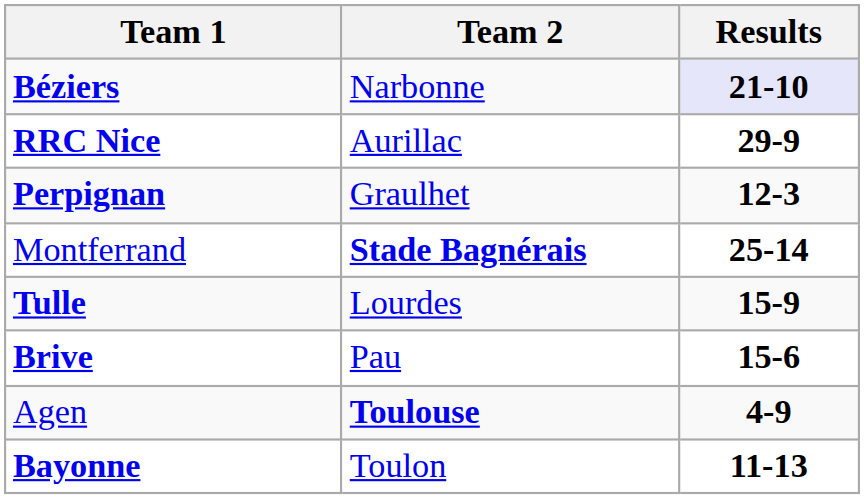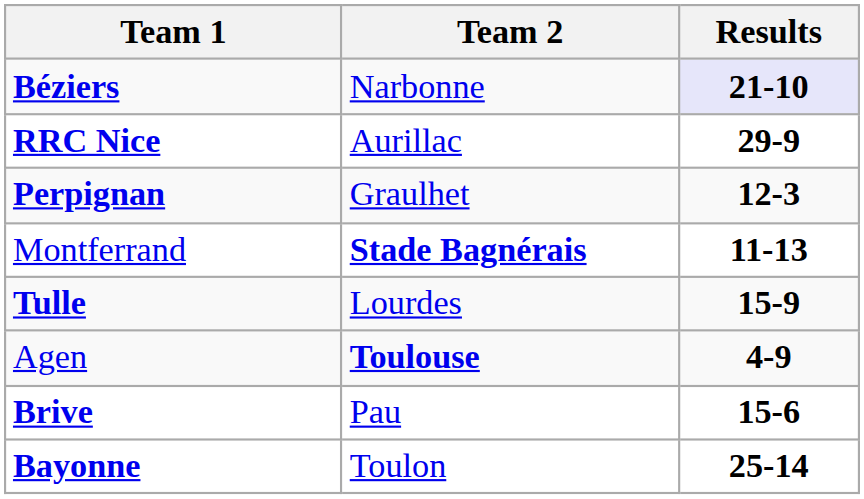(769, 248) 25-14 -> (769, 248) 11-13
rows swapped: (53, 357) <-> (50, 411)
(769, 466) 11-13 -> (769, 466) 25-14
